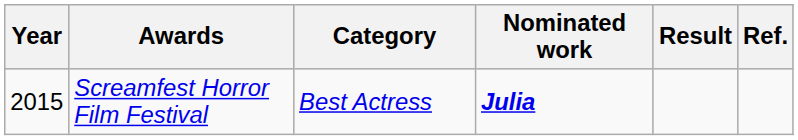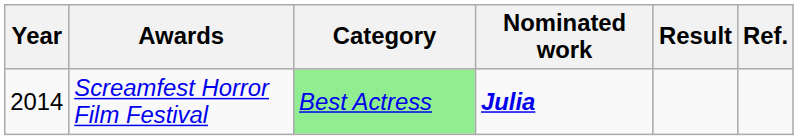(37, 101) 2015 -> (37, 101) 2014
(366, 101) no background -> (366, 101) lightgreen background
